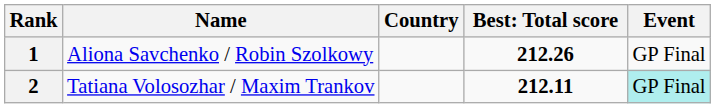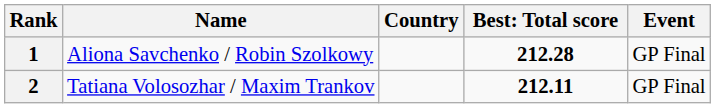(545, 53) 212.26 -> (545, 53) 212.28
(669, 86) paleturquoise background -> (669, 86) no background
